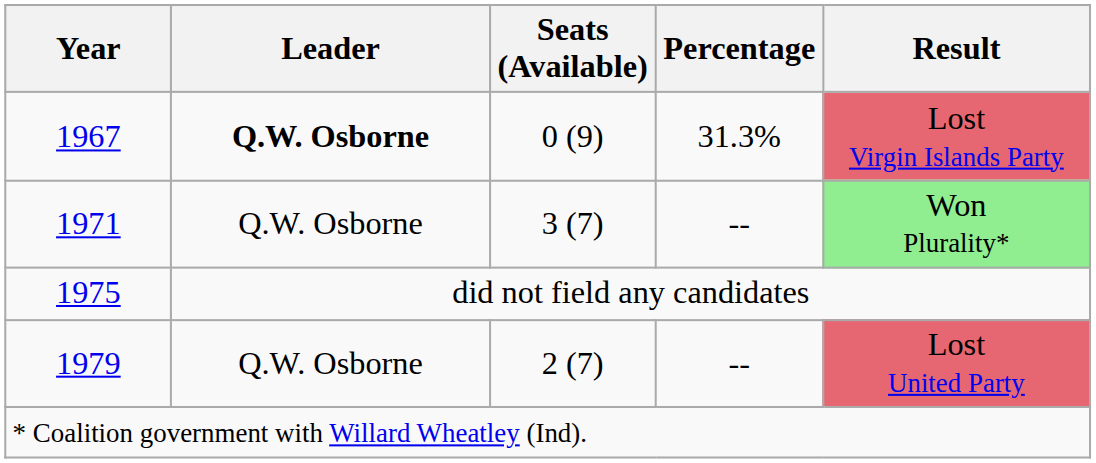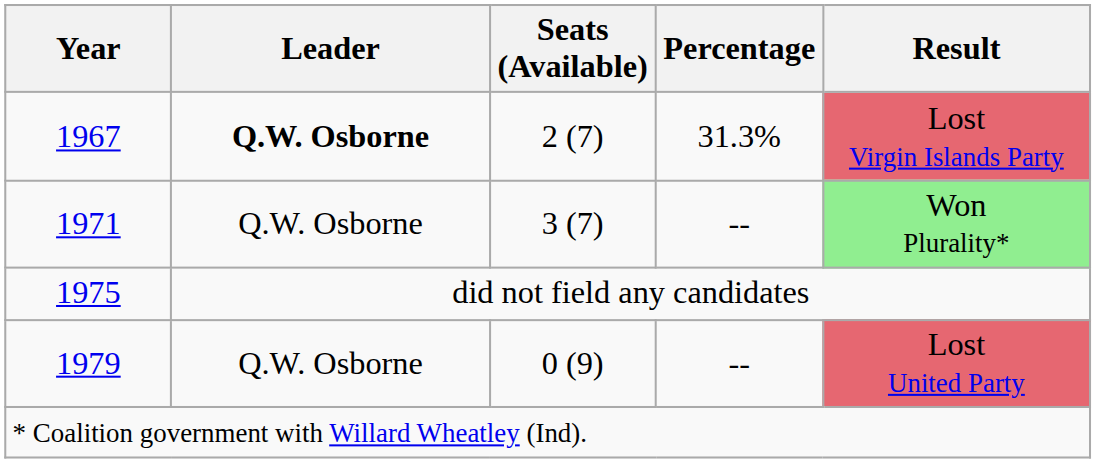(573, 135) 0 (9) -> (573, 135) 2 (7)
(573, 362) 2 (7) -> (573, 362) 0 (9)
